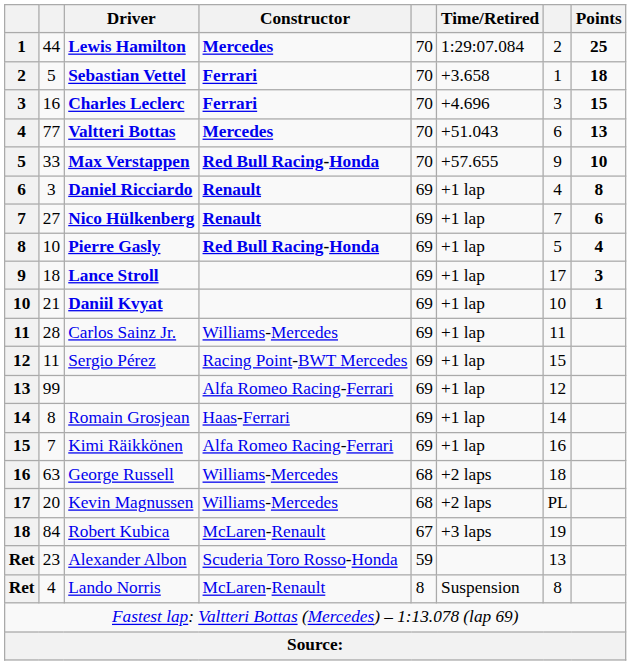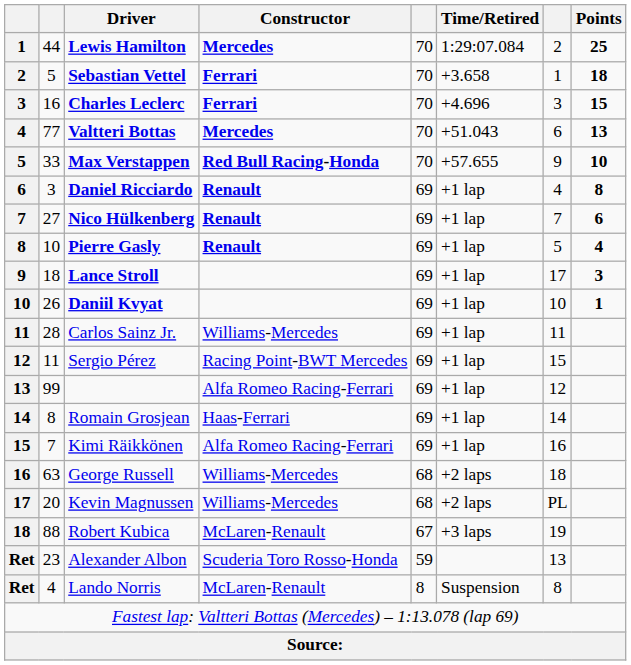(291, 246) Red Bull Racing-Honda -> (232, 246) Renault
(51, 303) 21 -> (51, 303) 26
(51, 531) 84 -> (51, 531) 88
